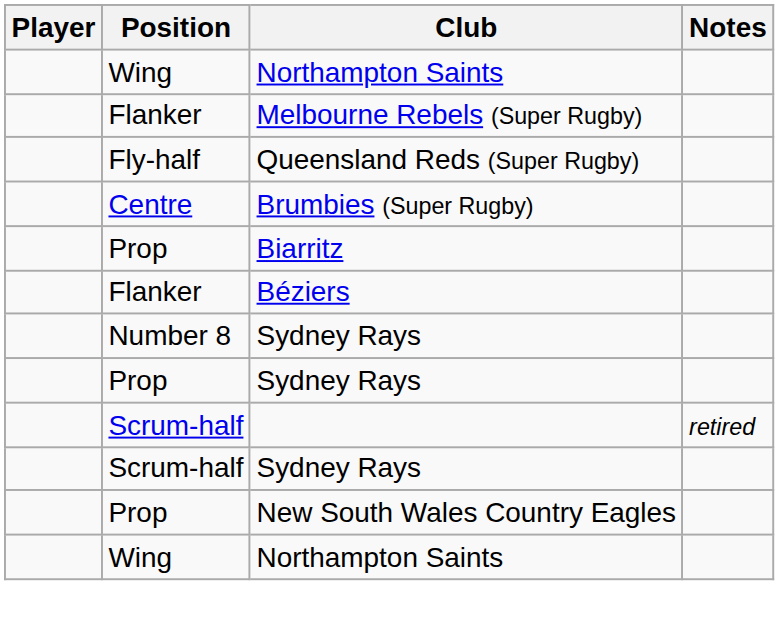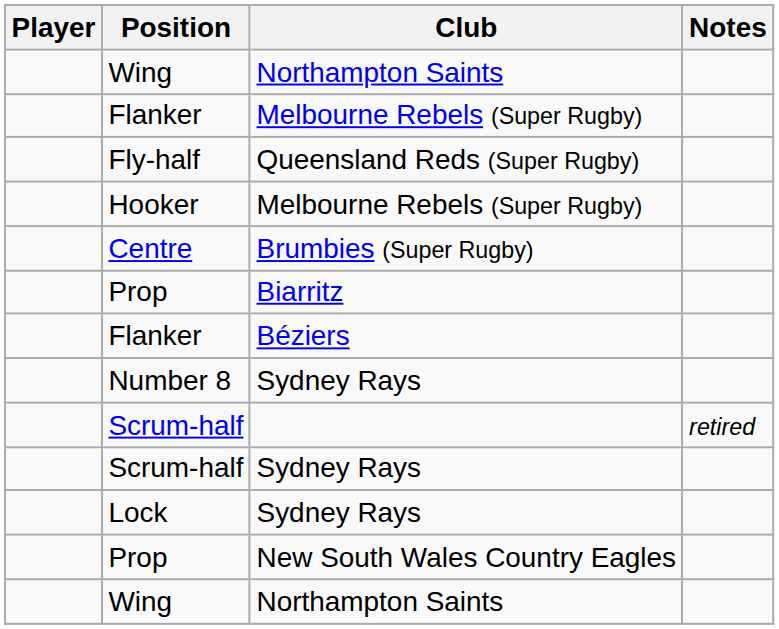+ row: (153, 204)
- row: (138, 381)
+ row: (138, 513)
